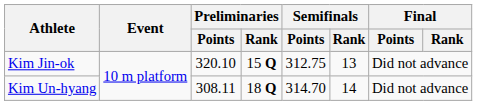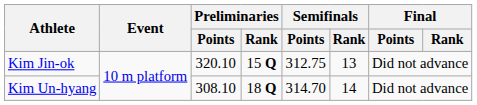(216, 88) 308.11 -> (216, 88) 308.10
